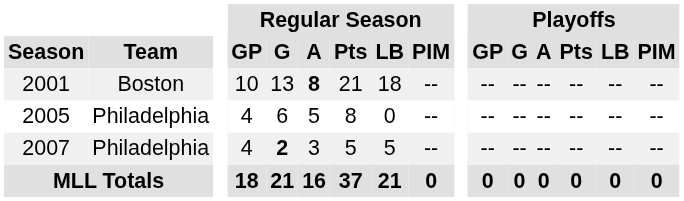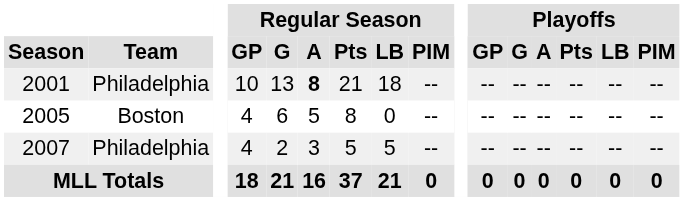(151, 84) Boston -> (151, 84) Philadelphia
(151, 116) Philadelphia -> (151, 116) Boston
(282, 148) bold -> (282, 148) normal
